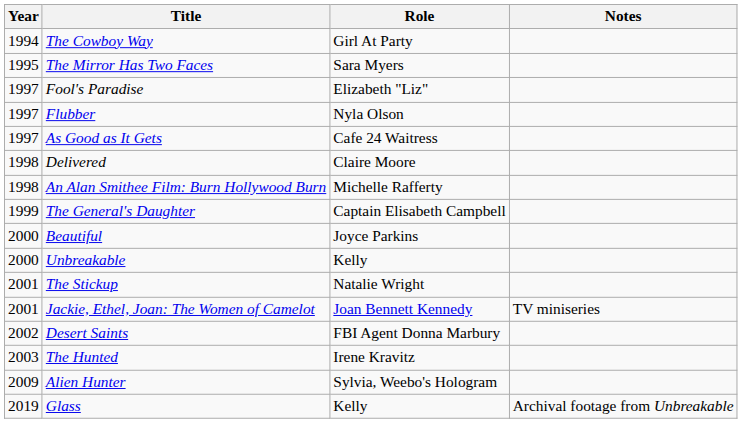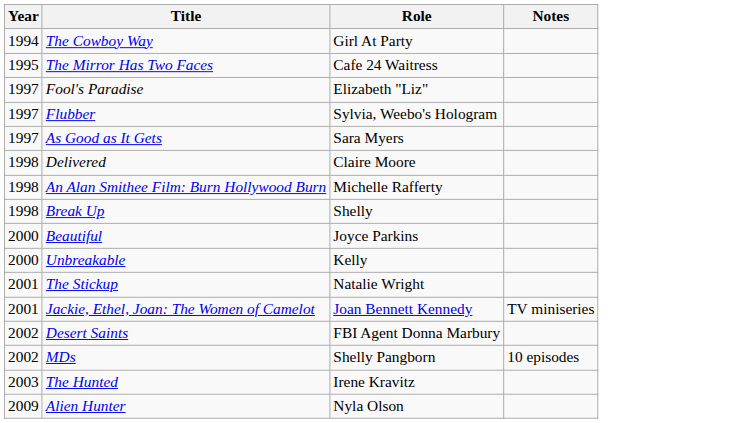(369, 65) Sara Myers -> (385, 65) Cafe 24 Waitress
(369, 114) Nyla Olson -> (415, 114) Sylvia, Weebo's Hologram
(385, 138) Cafe 24 Waitress -> (369, 138) Sara Myers
+ row: (75, 211)
- row: (120, 211)
+ row: (61, 357)
(415, 382) Sylvia, Weebo's Hologram -> (369, 406) Nyla Olson
- row: (63, 406)
